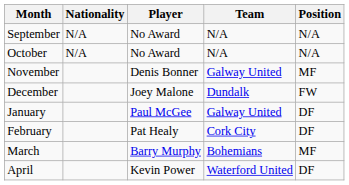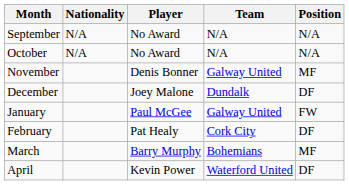(308, 92) FW -> (306, 92) DF
(306, 111) DF -> (308, 111) FW
